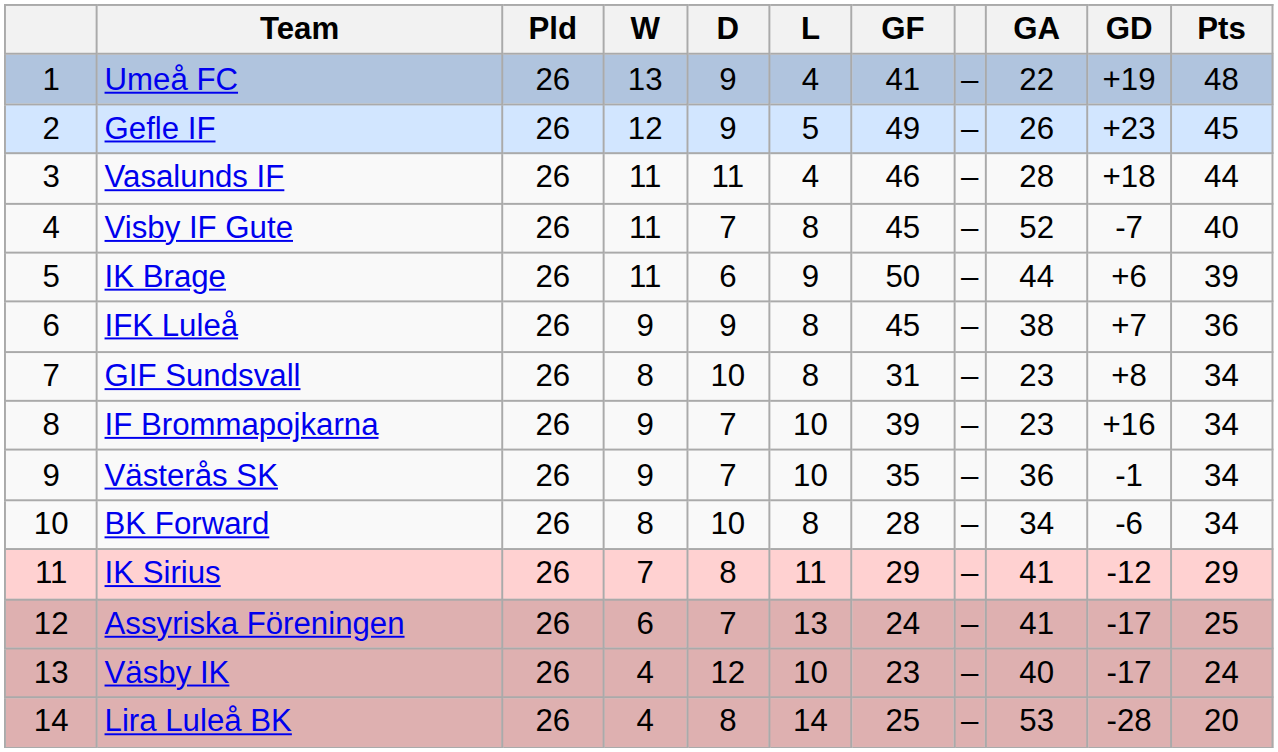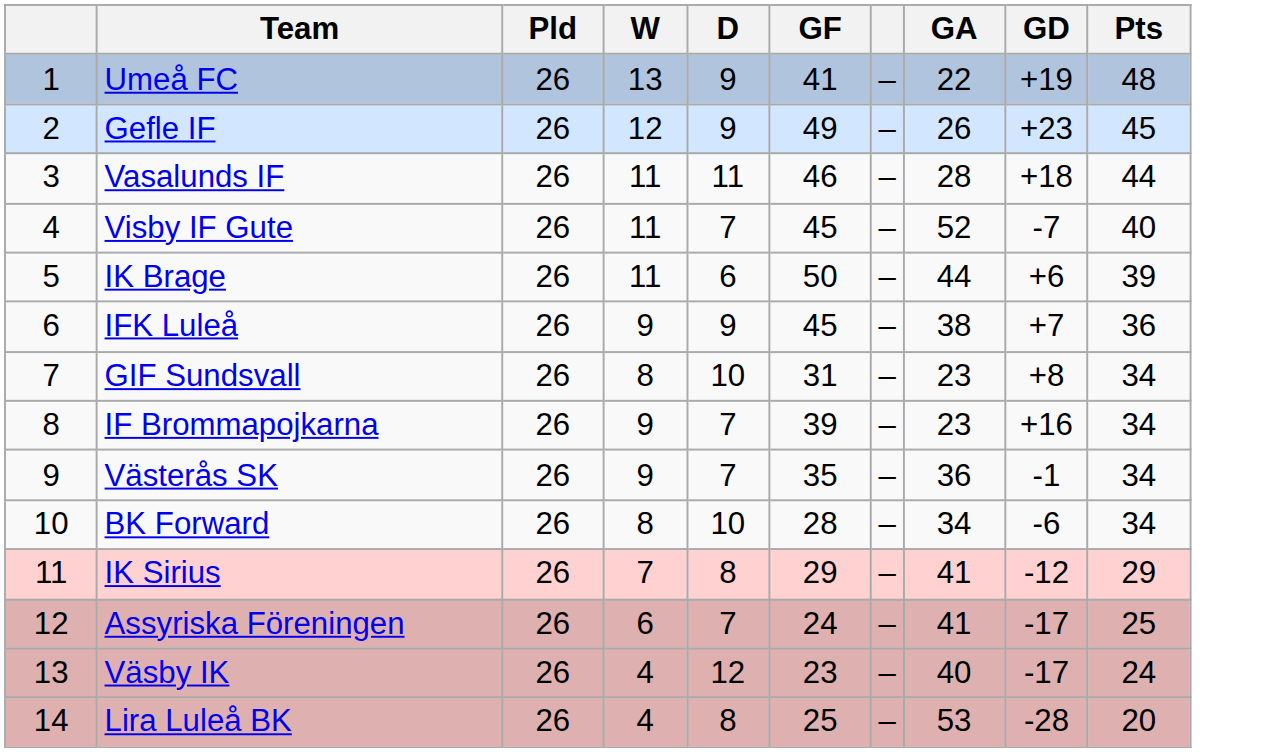- column: (810, 29)
